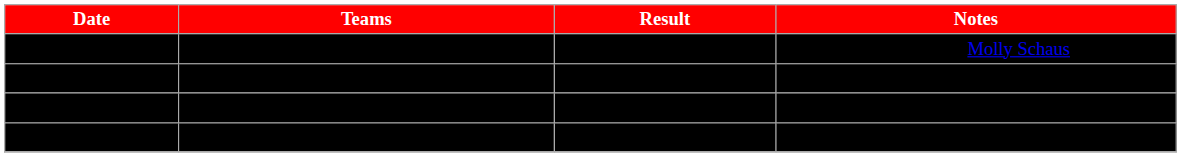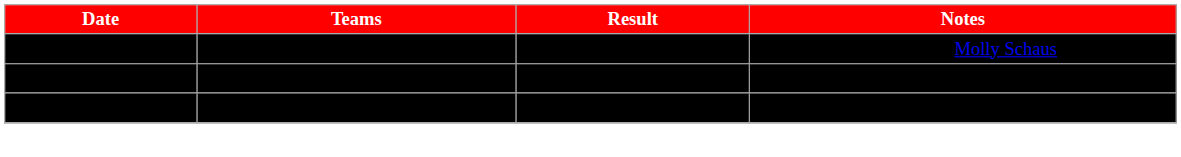(92, 48) normal -> (101, 48) bold
(665, 48) Sweden, 4-3 -> (633, 48) USA, 4-0
(665, 78) USA, 4-0 -> (633, 78) Sweden, 4-3
- row: (366, 107)
